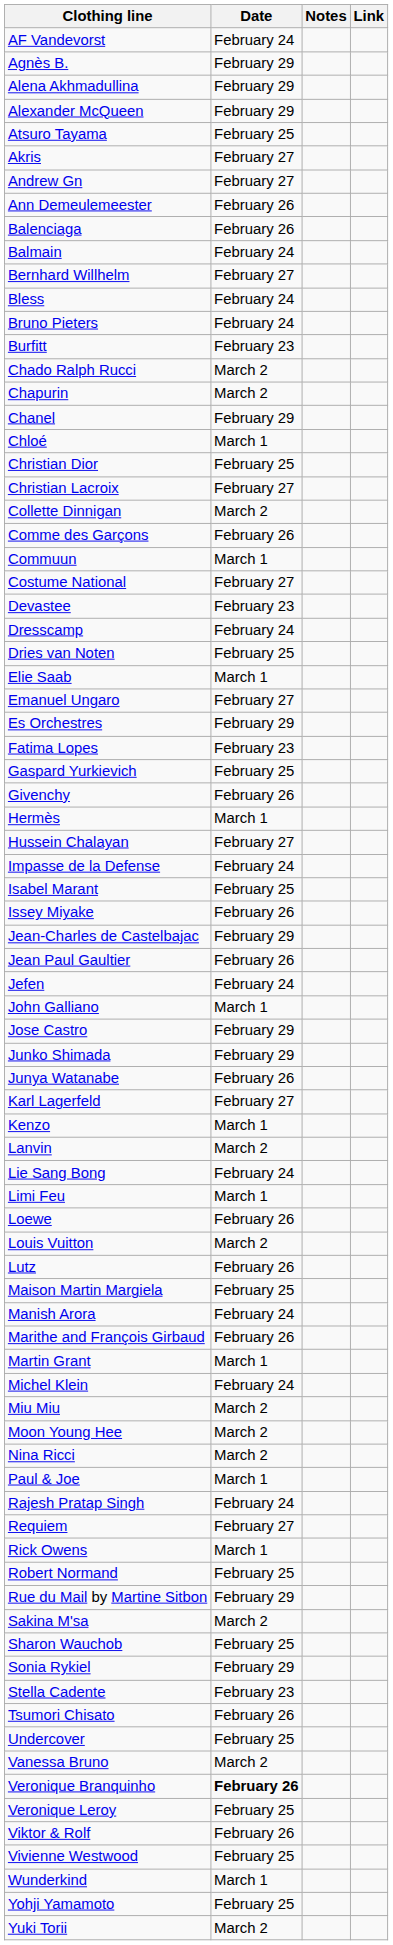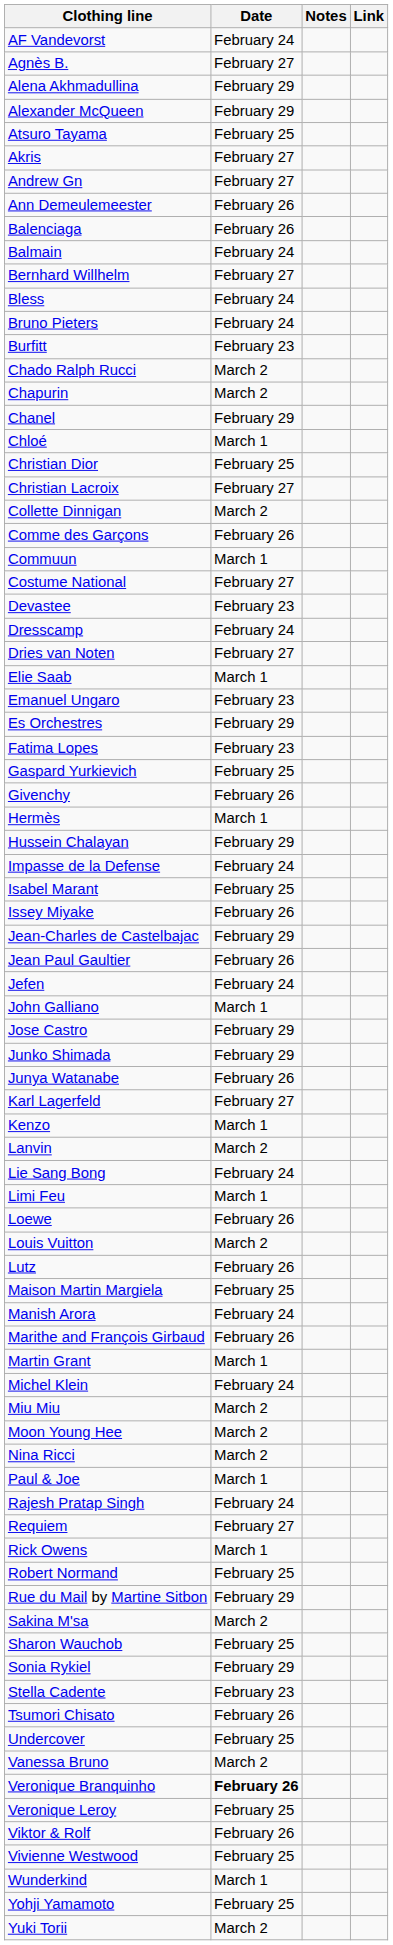(254, 63) February 29 -> (254, 63) February 27
(254, 653) February 25 -> (254, 653) February 27
(254, 700) February 27 -> (254, 700) February 23
(254, 842) February 27 -> (254, 842) February 29
